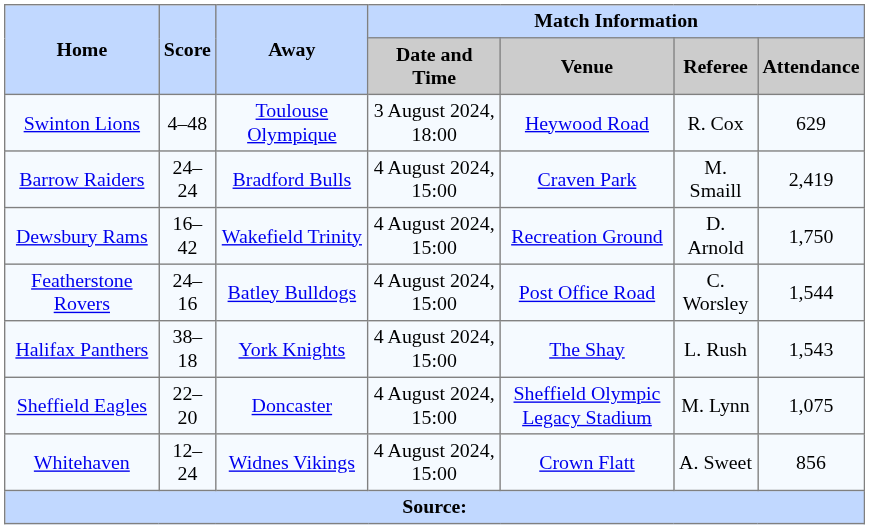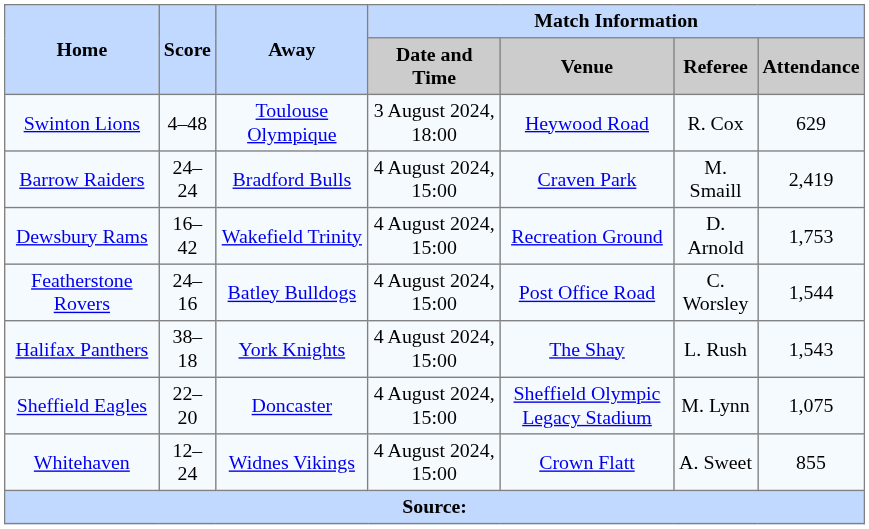(811, 235) 1,750 -> (811, 235) 1,753
(811, 461) 856 -> (811, 461) 855
